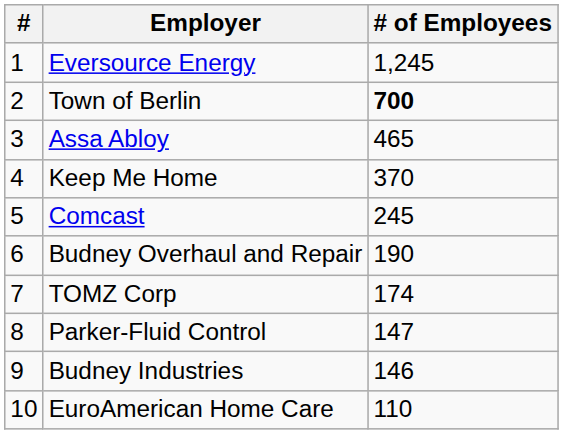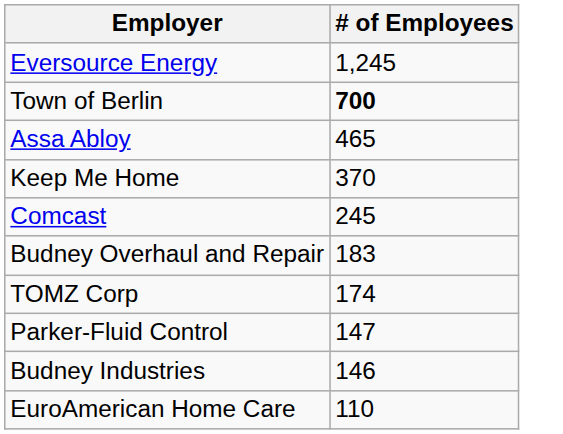- column: (24, 23)
(394, 255) 190 -> (356, 255) 183
